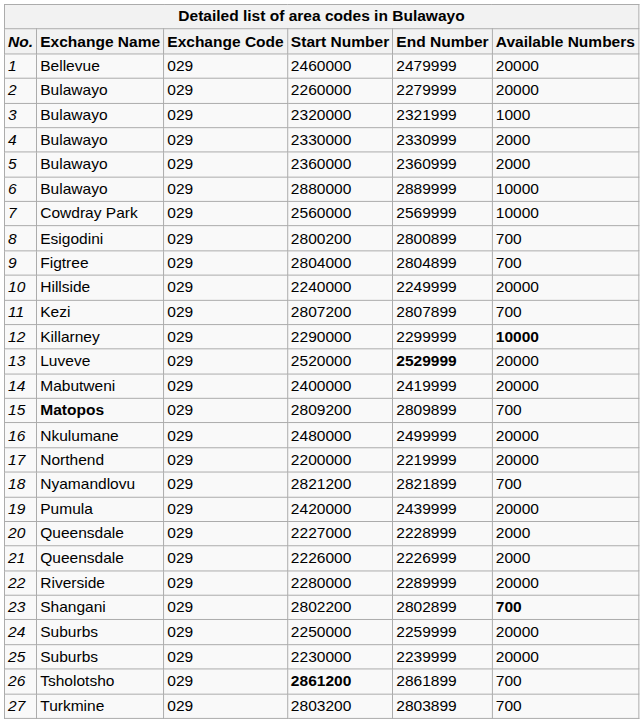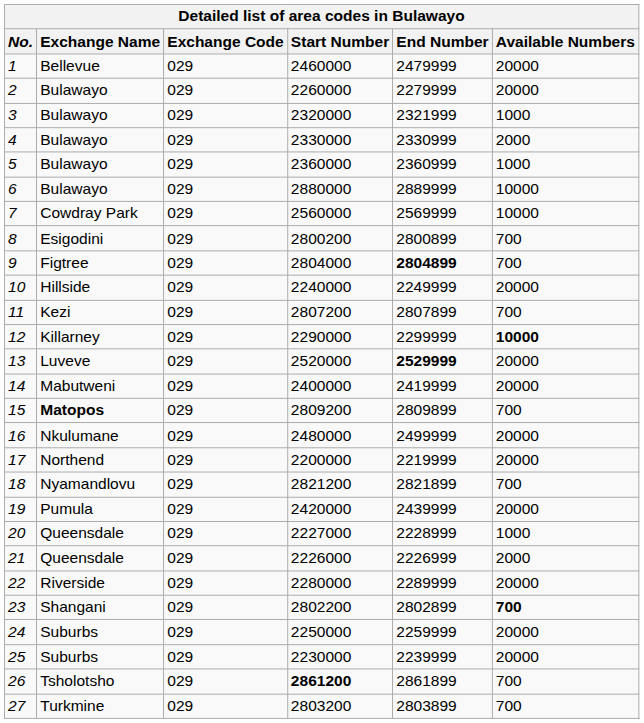(513, 164) 2000 -> (513, 164) 1000
(427, 262) normal -> (427, 262) bold
(513, 533) 2000 -> (513, 533) 1000
